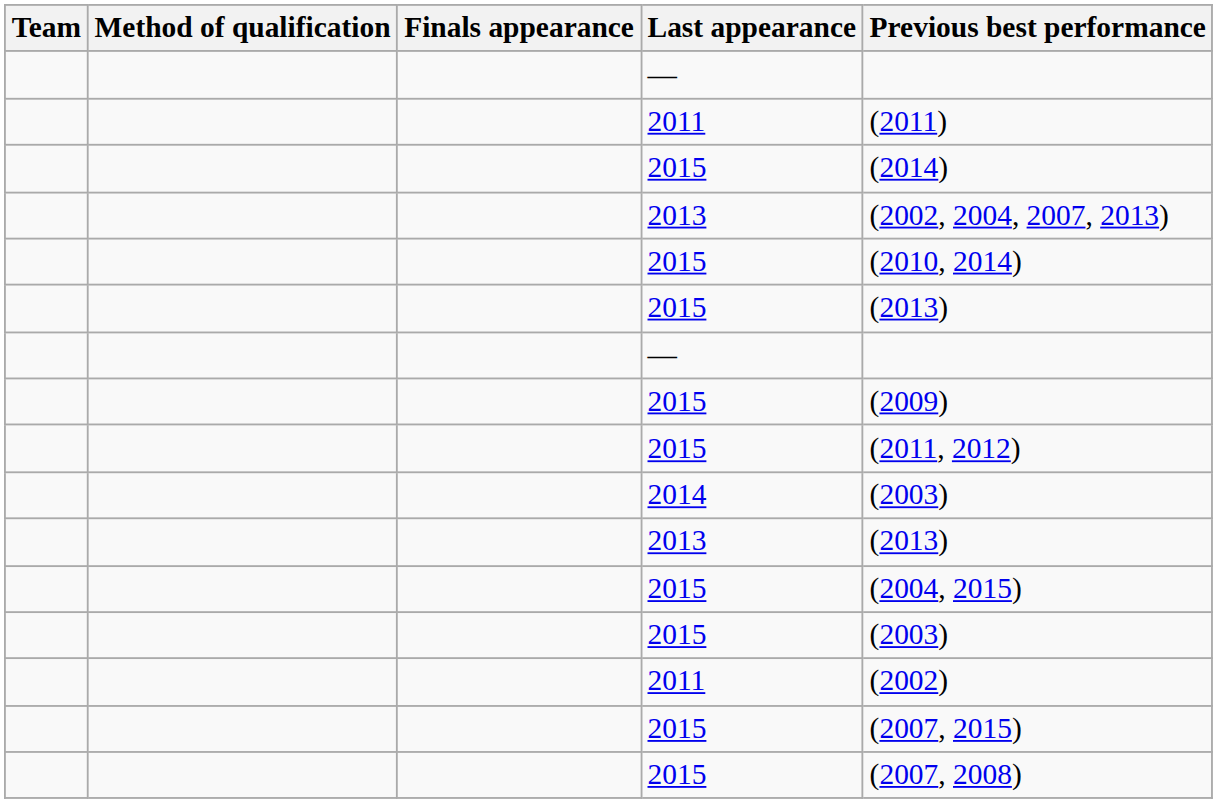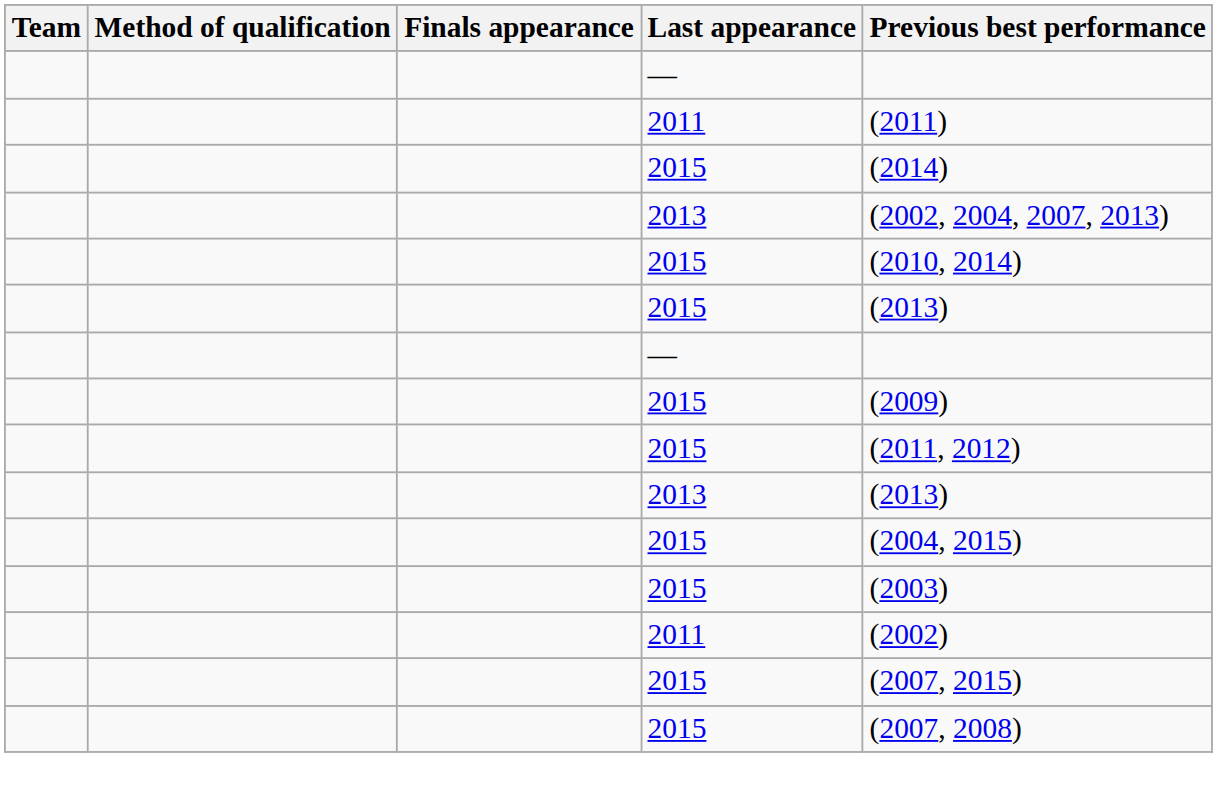- row: (46, 495)
